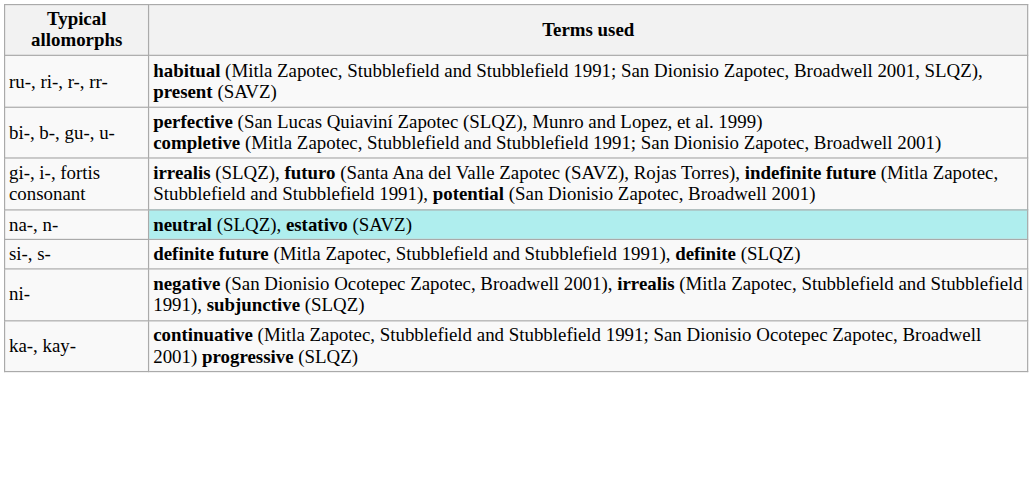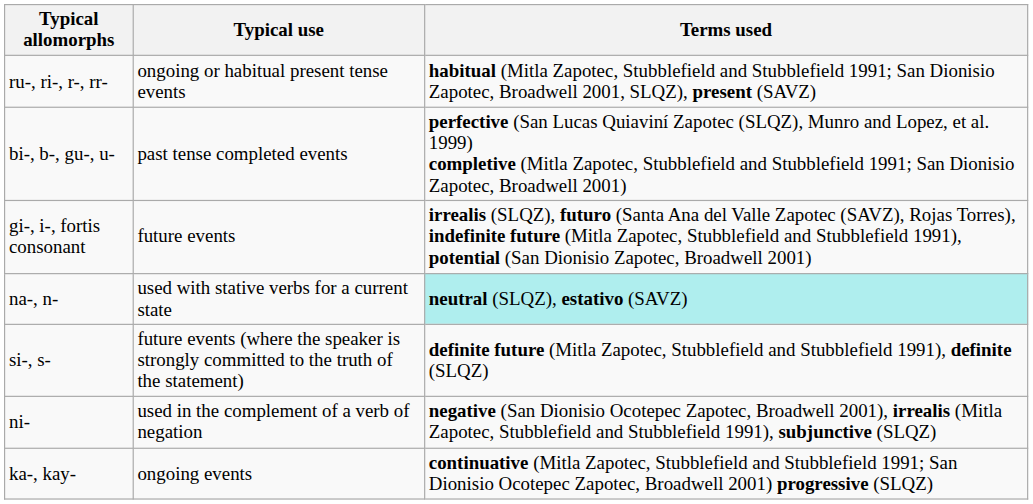+ column: (279, 30)
